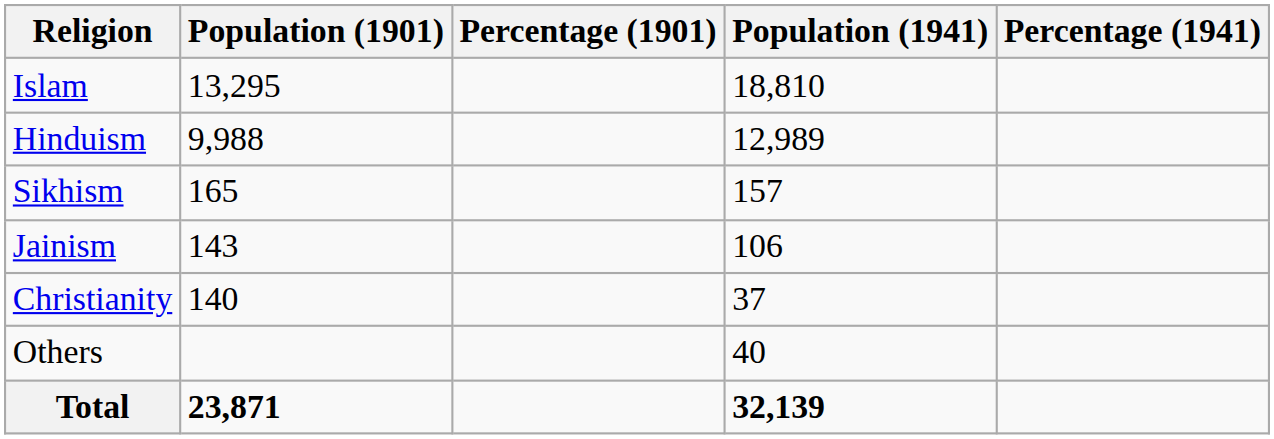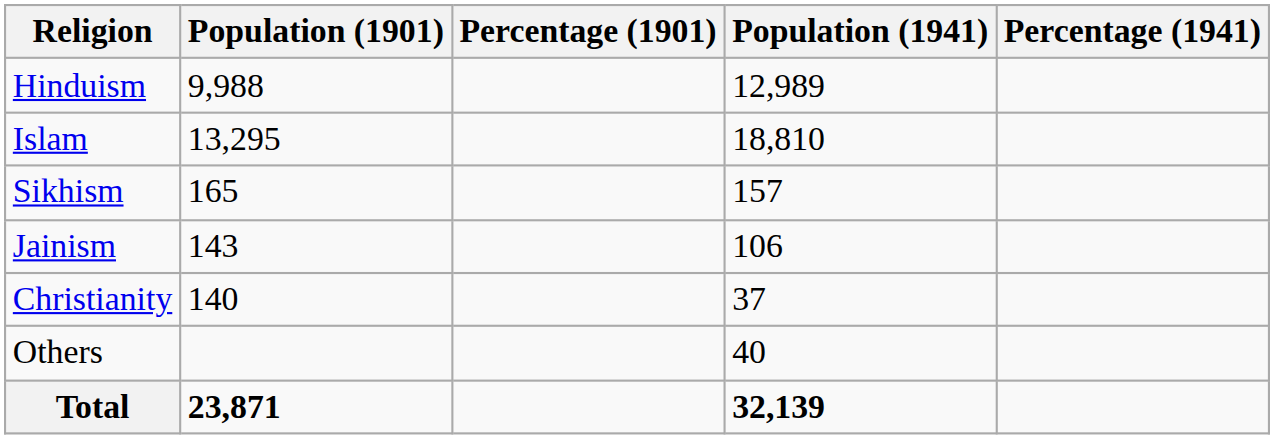rows swapped: (50, 84) <-> (79, 138)
